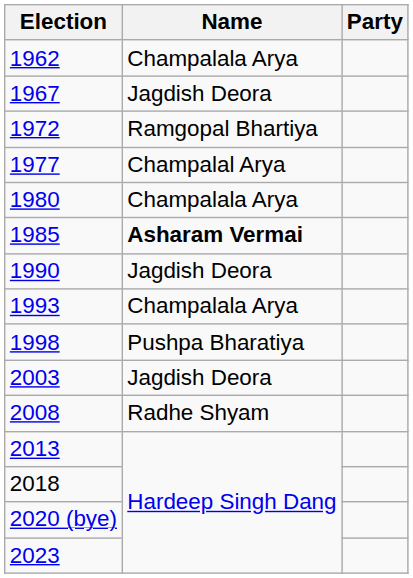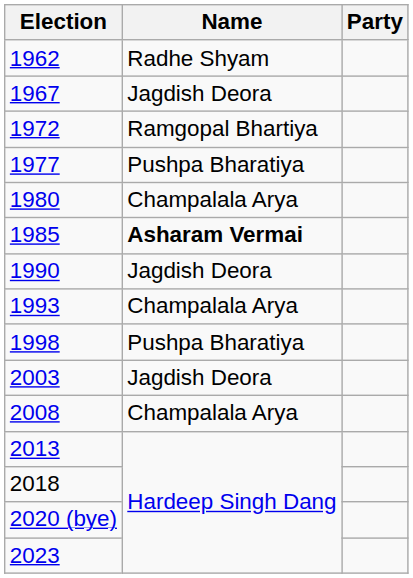(213, 57) Champalala Arya -> (198, 57) Radhe Shyam
(206, 164) Champalal Arya -> (216, 164) Pushpa Bharatiya
(198, 413) Radhe Shyam -> (213, 413) Champalala Arya
